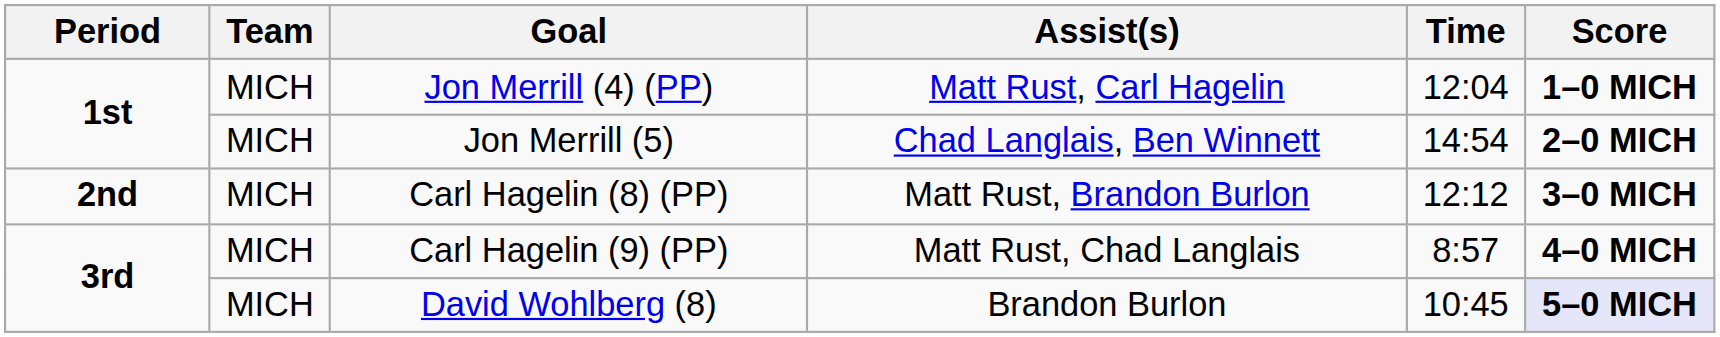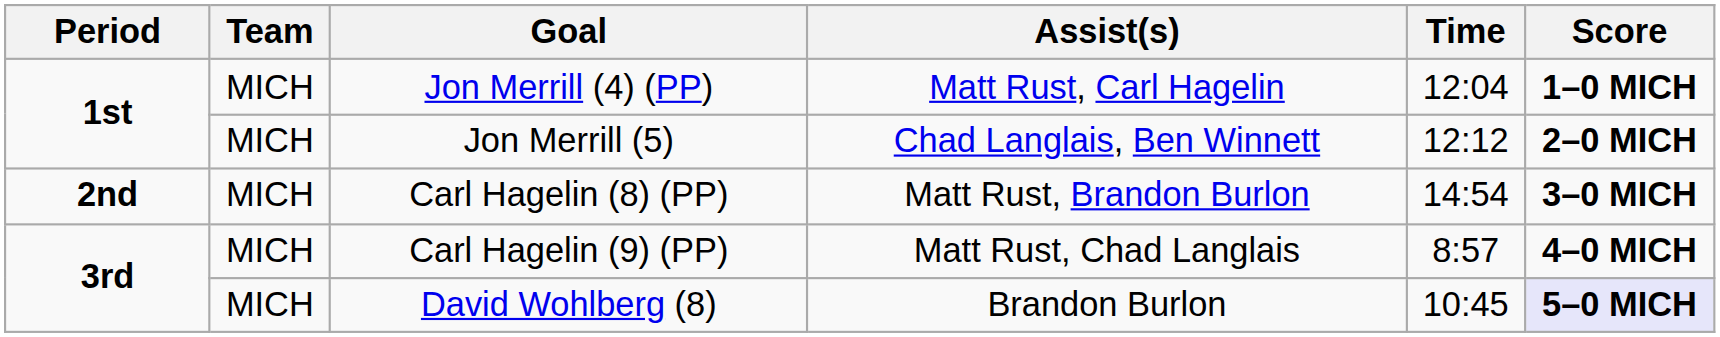(1466, 140) 14:54 -> (1466, 140) 12:12
(1466, 195) 12:12 -> (1466, 195) 14:54
